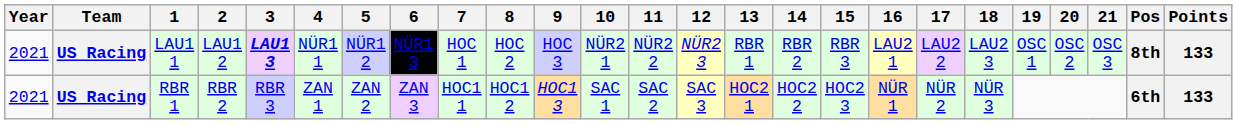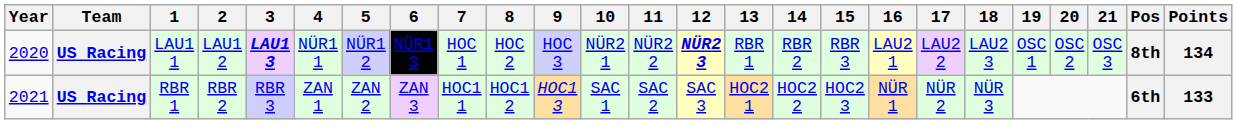(29, 53) 2021 -> (29, 53) 2020
(701, 53) normal -> (701, 53) bold
(1198, 53) 133 -> (1198, 53) 134
